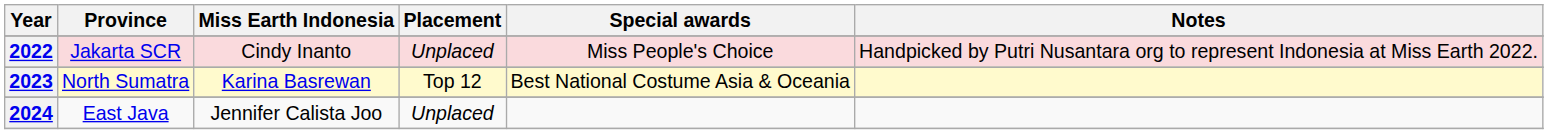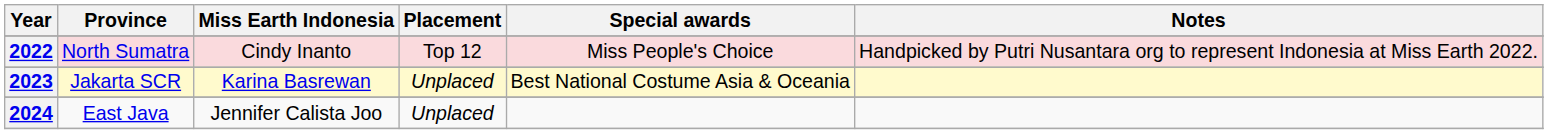(126, 51) Jakarta SCR -> (126, 51) North Sumatra
(452, 51) Unplaced -> (452, 51) Top 12
(126, 82) North Sumatra -> (126, 82) Jakarta SCR
(452, 82) Top 12 -> (452, 82) Unplaced
